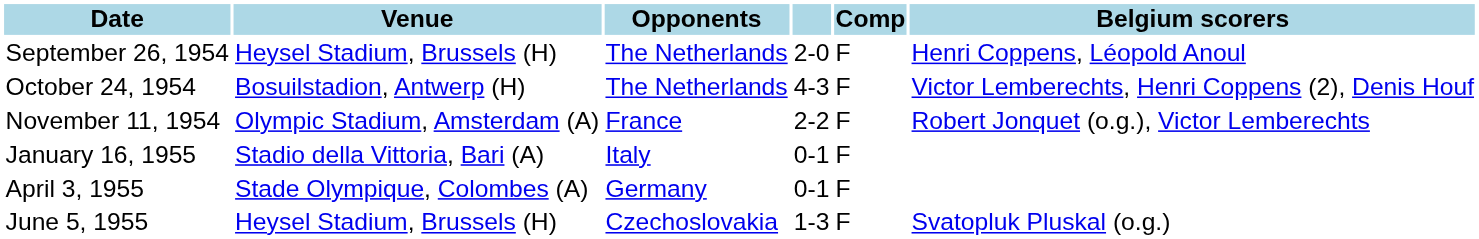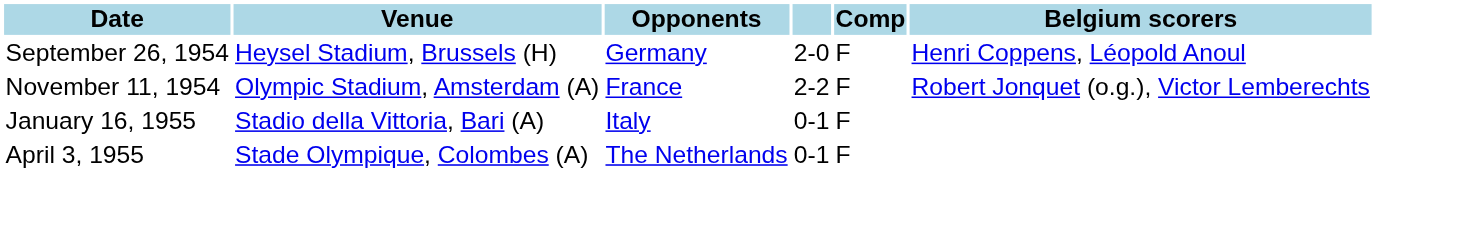(697, 53) The Netherlands -> (656, 53) Germany
- row: (101, 86)
(656, 188) Germany -> (697, 154) The Netherlands
- row: (77, 222)
